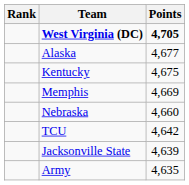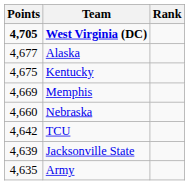columns swapped: (22, 14) <-> (165, 14)
